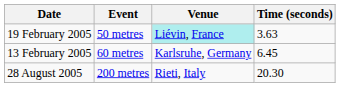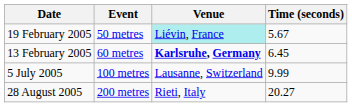(267, 34) 3.63 -> (278, 34) 5.67
(203, 53) normal -> (208, 53) bold
+ row: (35, 73)
(270, 73) 20.30 -> (281, 92) 20.27
